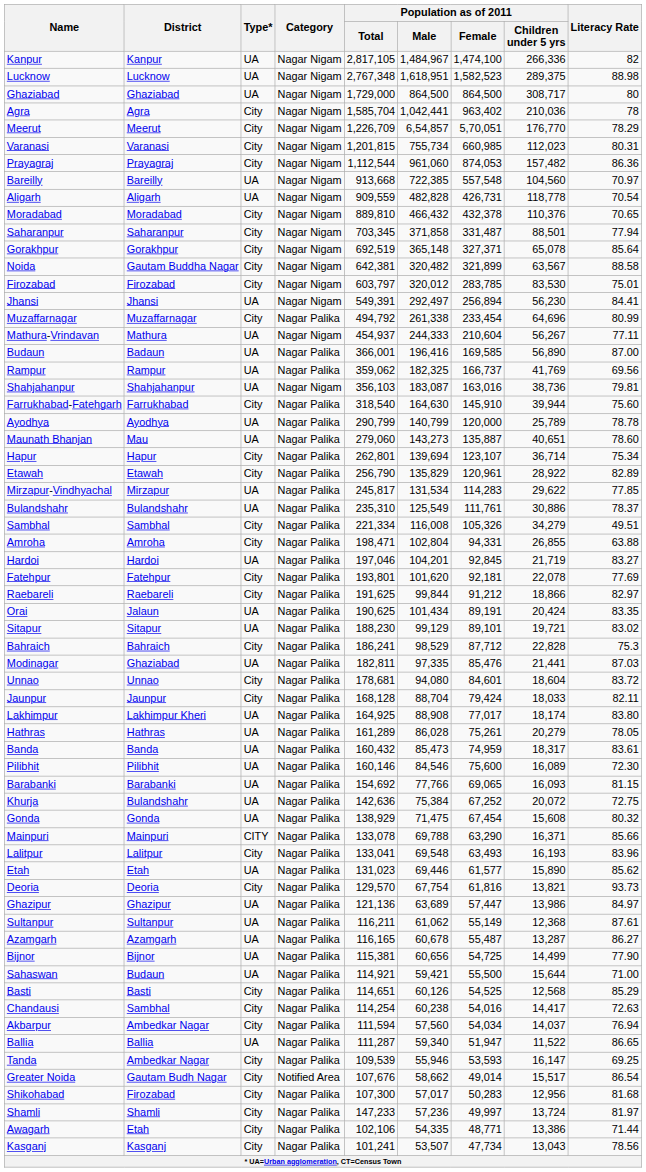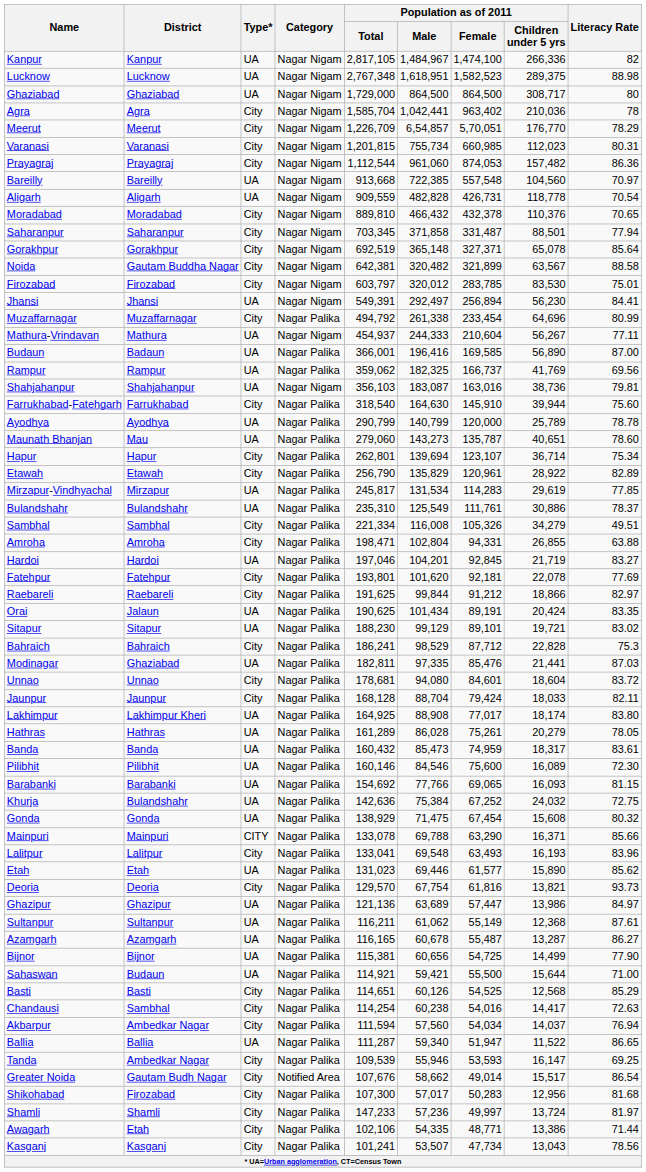(482, 439) 135,887 -> (482, 439) 135,787
(549, 491) 29,622 -> (549, 491) 29,619
(549, 801) 20,072 -> (549, 801) 24,032
